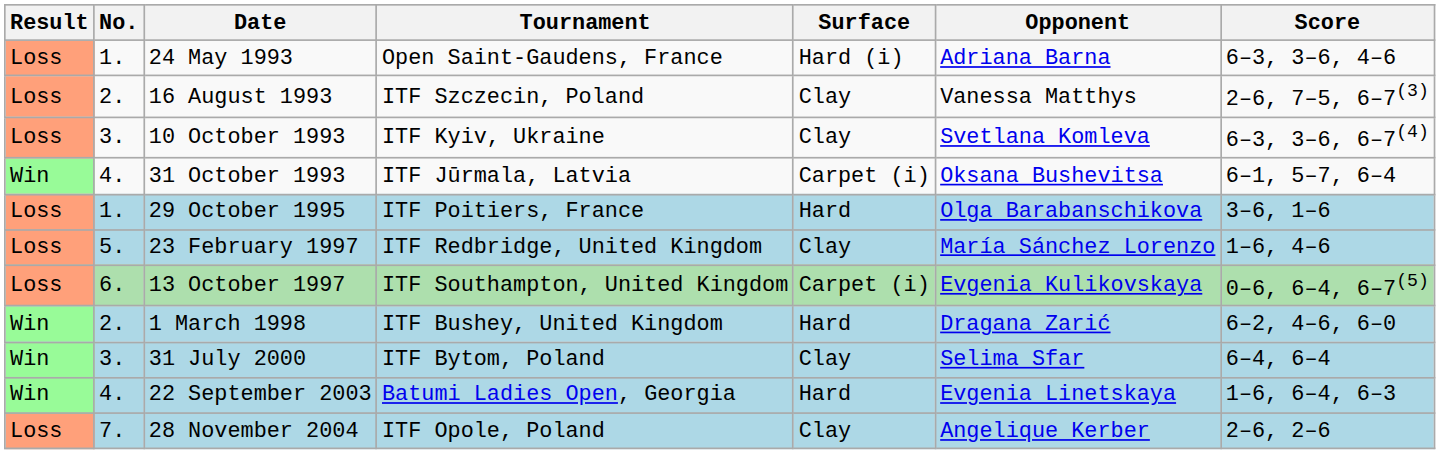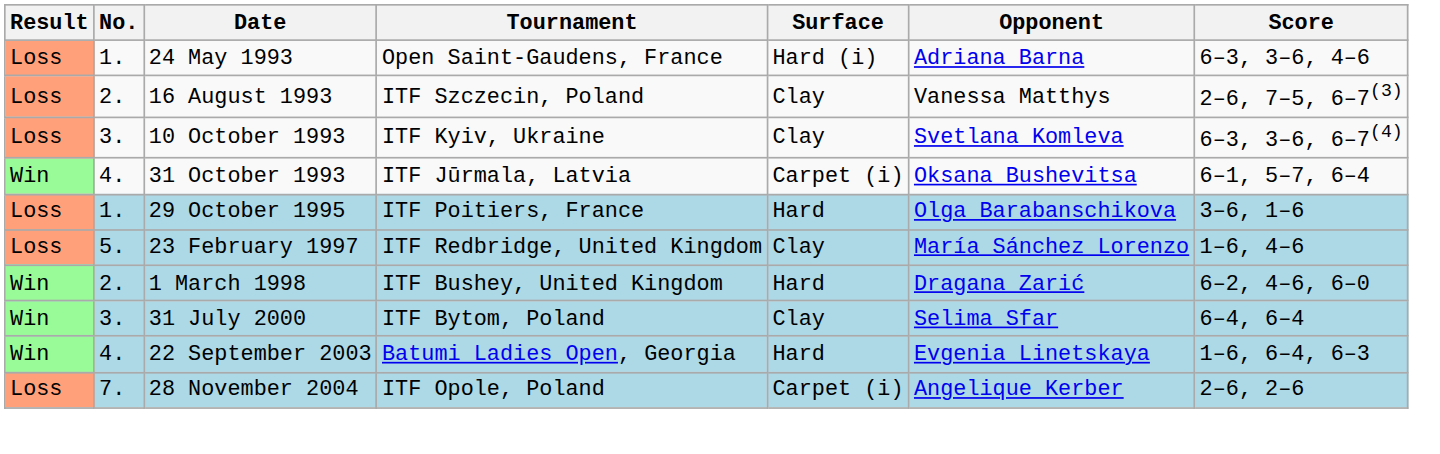- row: (247, 286)
(825, 431) Clay -> (838, 390) Carpet (i)
